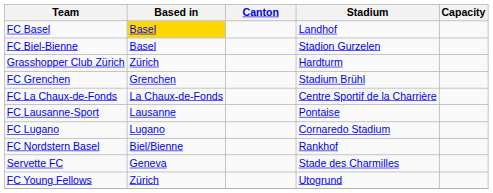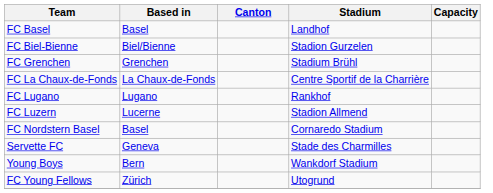(143, 29) gold background -> (135, 29) no background
(143, 46) Basel -> (149, 46) Biel/Bienne
- row: (66, 63)
- row: (53, 113)
(344, 130) Cornaredo Stadium -> (311, 96) Rankhof
+ row: (31, 113)
(156, 146) Biel/Bienne -> (135, 130) Basel
(318, 146) Rankhof -> (337, 130) Cornaredo Stadium
+ row: (35, 163)
